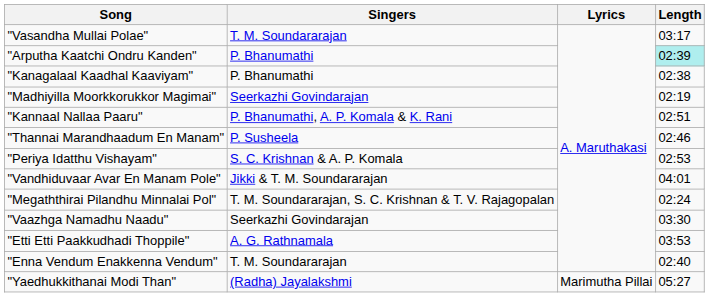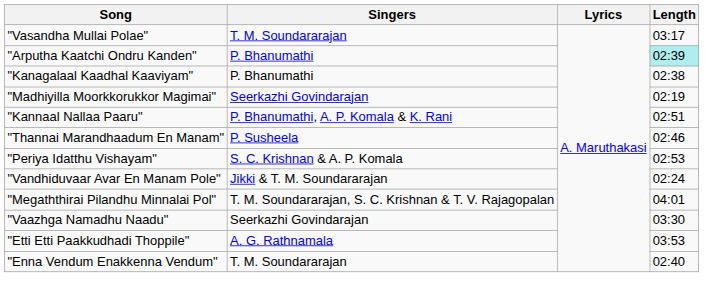(675, 179) 04:01 -> (669, 179) 02:24
(675, 199) 02:24 -> (669, 199) 04:01
- row: (92, 281)
